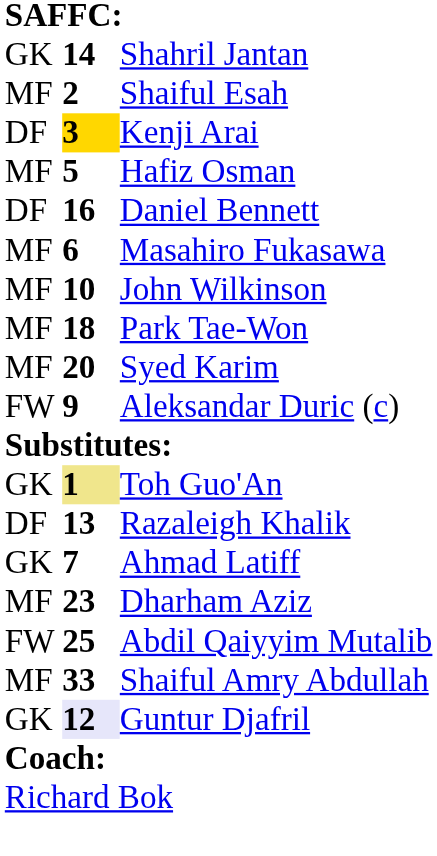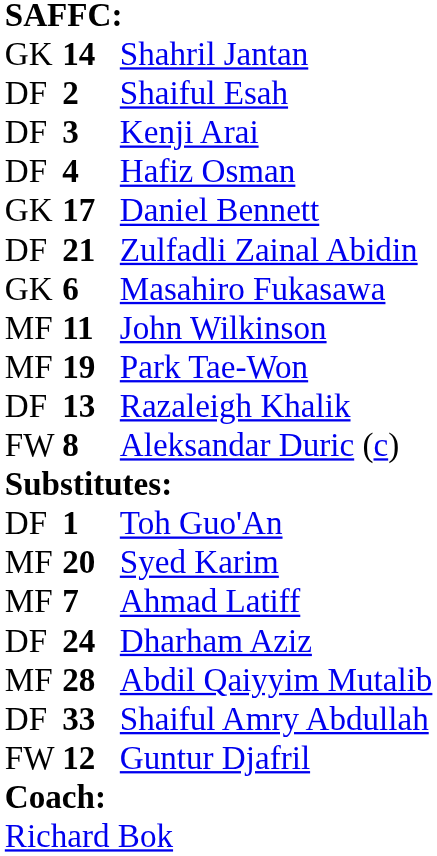(29, 93) MF -> (26, 93) DF
(71, 132) gold background -> (71, 132) no background
(29, 171) MF -> (26, 171) DF
(71, 171) 5 -> (71, 171) 4
(26, 210) DF -> (29, 210) GK
(79, 210) 16 -> (79, 210) 17
+ row: (269, 249)
(29, 249) MF -> (29, 288) GK
(79, 288) 10 -> (78, 327) 11
(79, 327) 18 -> (79, 366) 19
rows swapped: (199, 366) <-> (235, 523)
(71, 405) 9 -> (71, 444) 8
(29, 484) GK -> (26, 523) DF
(71, 484) khaki background -> (71, 523) no background
(29, 562) GK -> (29, 601) MF
(29, 601) MF -> (26, 640) DF
(79, 601) 23 -> (79, 640) 24
(30, 640) FW -> (29, 679) MF
(79, 640) 25 -> (79, 679) 28
(29, 679) MF -> (26, 718) DF
(29, 718) GK -> (30, 757) FW
(79, 718) lavender background -> (79, 757) no background
